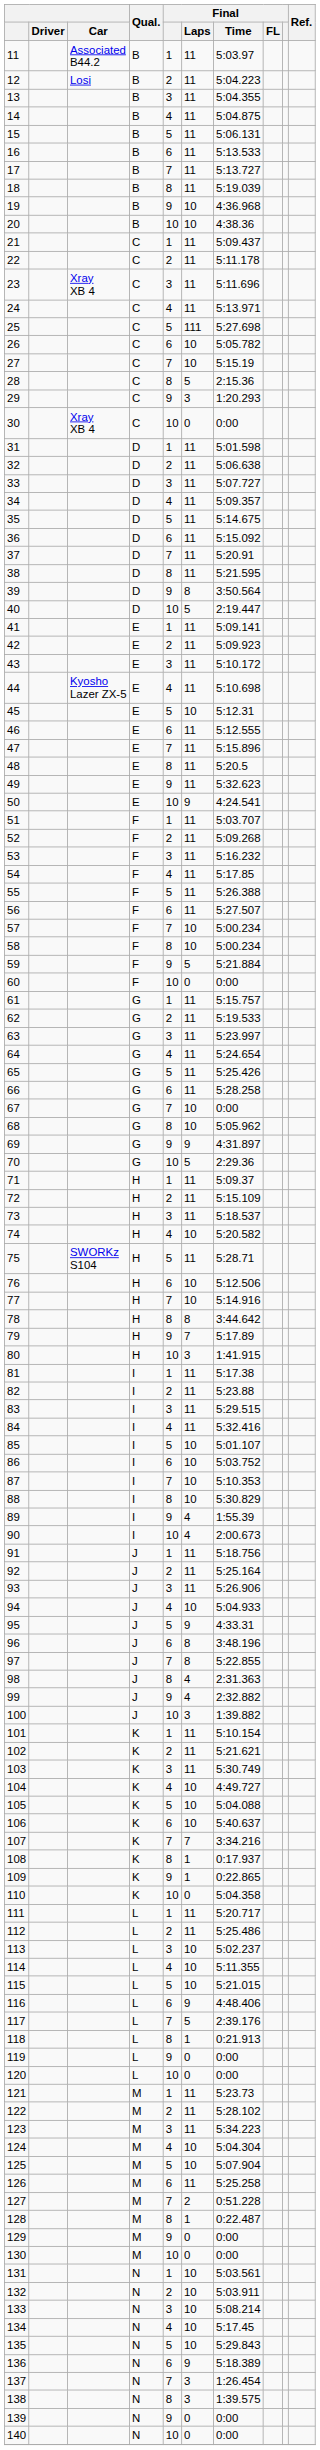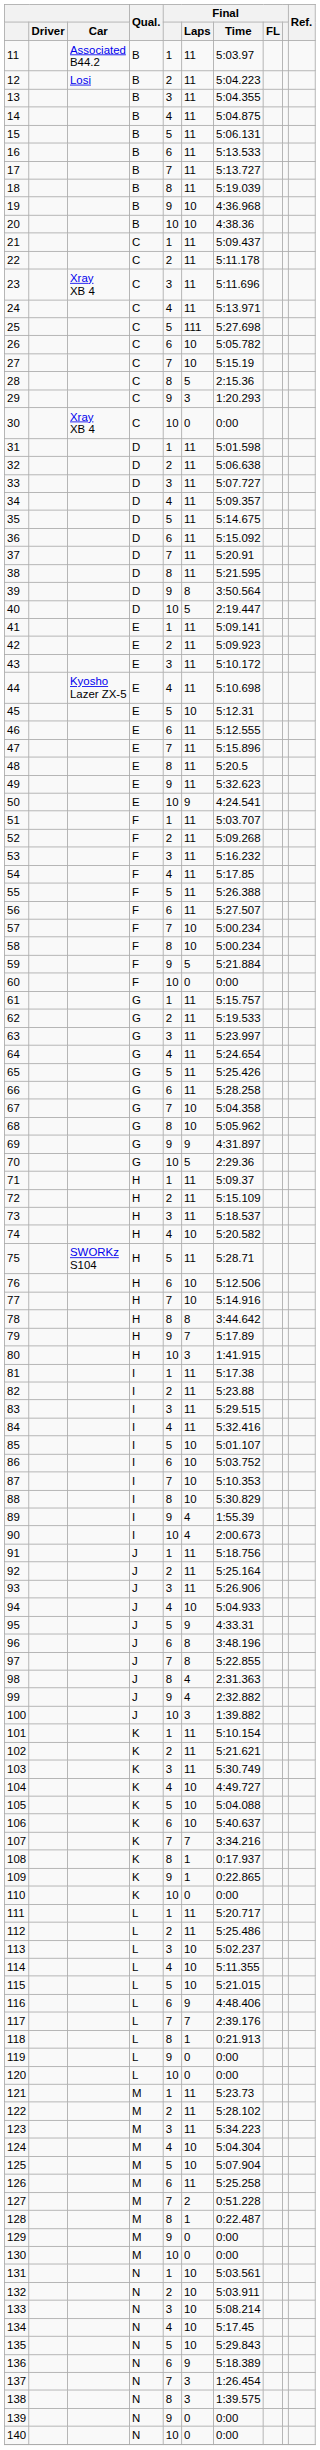(227, 1108) 0:00 -> (238, 1108) 5:04.358
(238, 1895) 5:04.358 -> (227, 1895) 0:00
(187, 2021) 5 -> (187, 2021) 7
